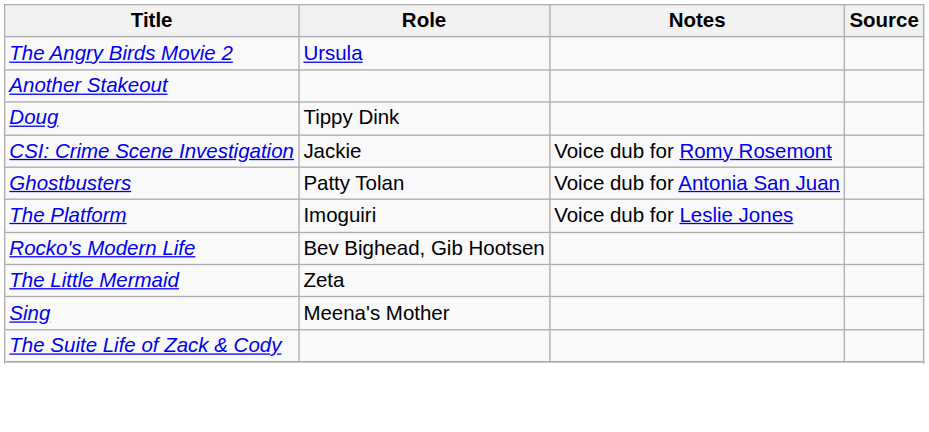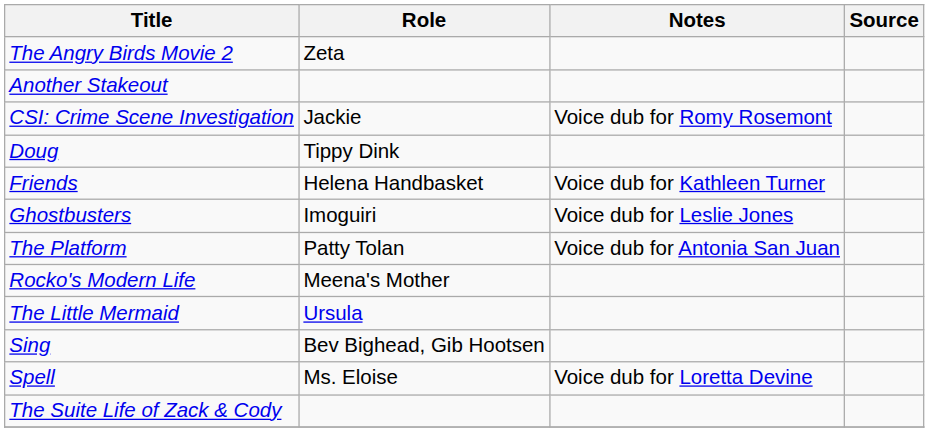(333, 53) Ursula -> (324, 53) Zeta
rows swapped: (152, 150) <-> (34, 118)
+ row: (44, 183)
(354, 183) Patty Tolan -> (340, 215) Imoguiri
(697, 183) Voice dub for Antonia San Juan -> (674, 215) Voice dub for Leslie Jones
(340, 215) Imoguiri -> (354, 248) Patty Tolan
(674, 215) Voice dub for Leslie Jones -> (697, 248) Voice dub for Antonia San Juan
(424, 248) Bev Bighead, Gib Hootsen -> (376, 280) Meena's Mother
(324, 280) Zeta -> (333, 313) Ursula
(376, 313) Meena's Mother -> (424, 345) Bev Bighead, Gib Hootsen
+ row: (32, 378)
